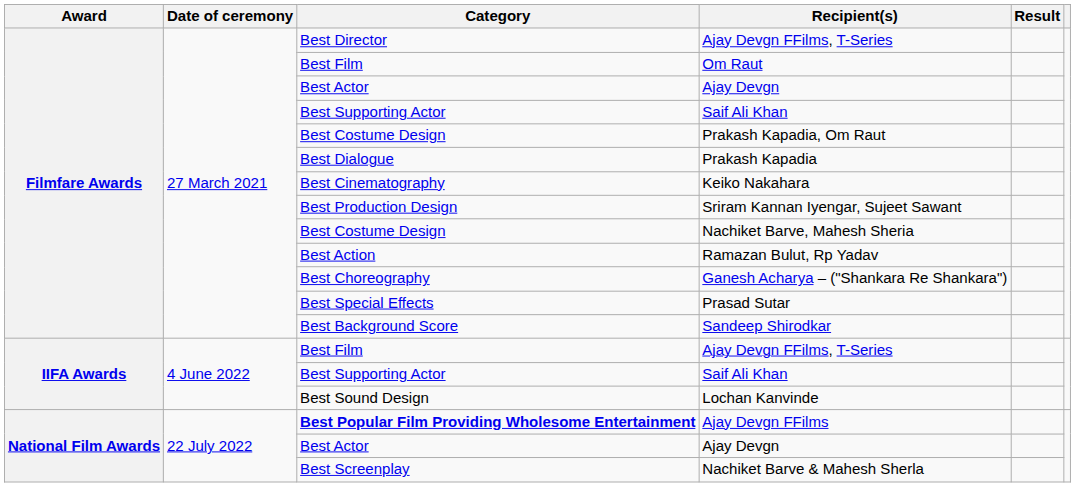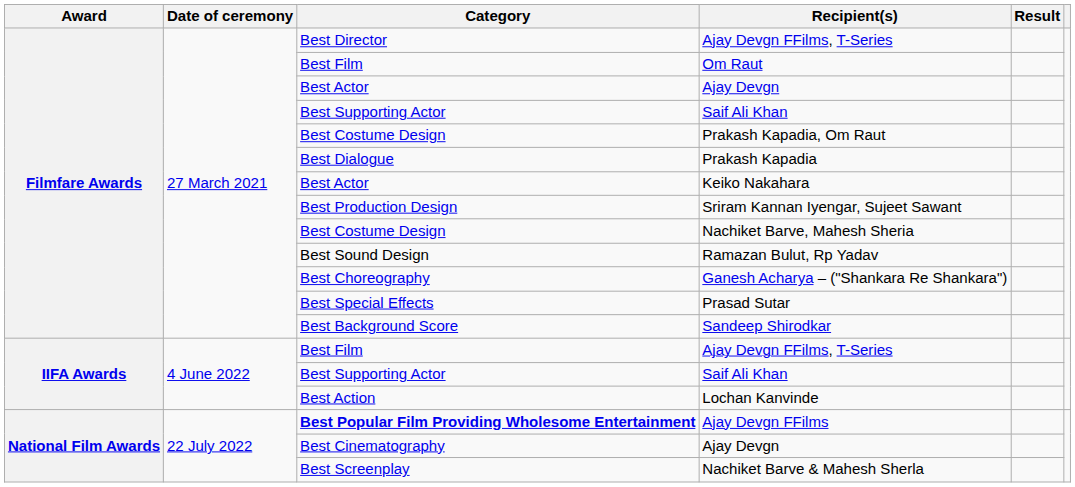(372, 183) Best Cinematography -> (334, 183) Best Actor
(338, 254) Best Action -> (364, 254) Best Sound Design
(364, 398) Best Sound Design -> (338, 398) Best Action
(334, 445) Best Actor -> (372, 445) Best Cinematography
